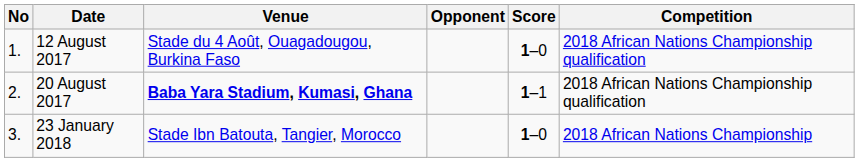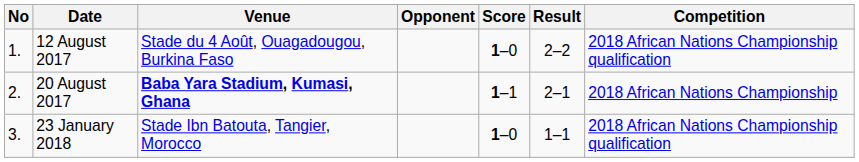+ column: (557, 16)
(688, 93) 2018 African Nations Championship qualification -> (713, 93) 2018 African Nations Championship
(688, 135) 2018 African Nations Championship -> (713, 135) 2018 African Nations Championship qualification
